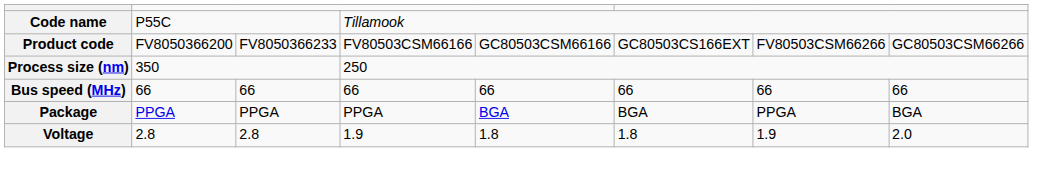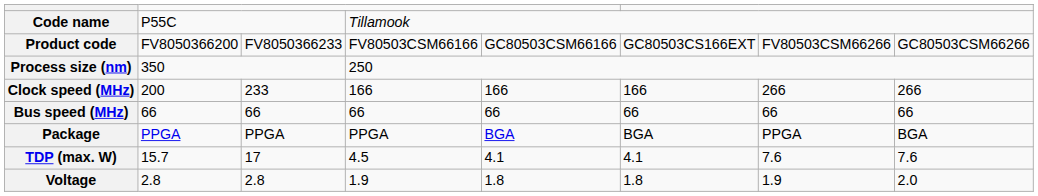+ row: (71, 90)
+ row: (71, 157)
